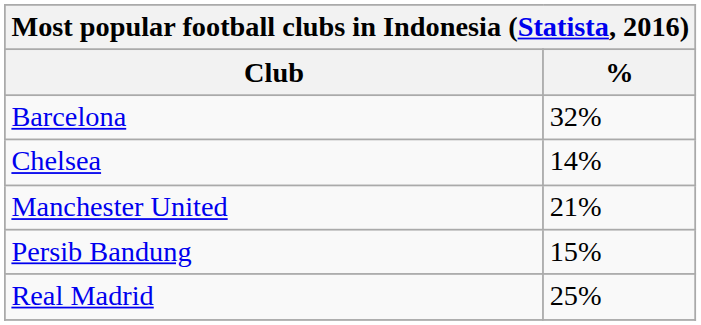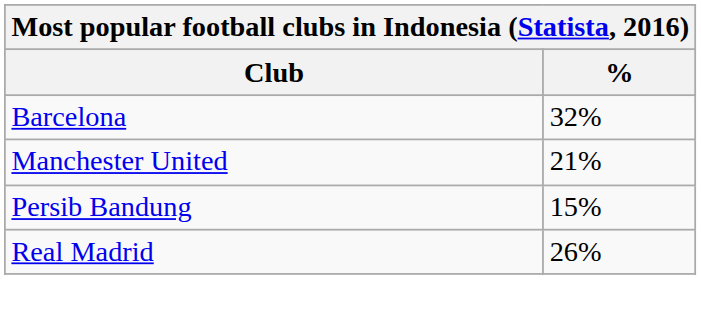- row: (56, 161)
(576, 296) 25% -> (576, 251) 26%
